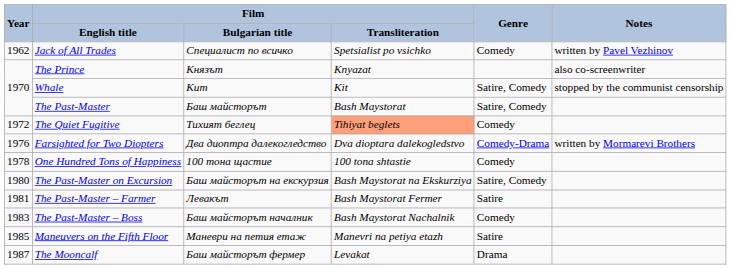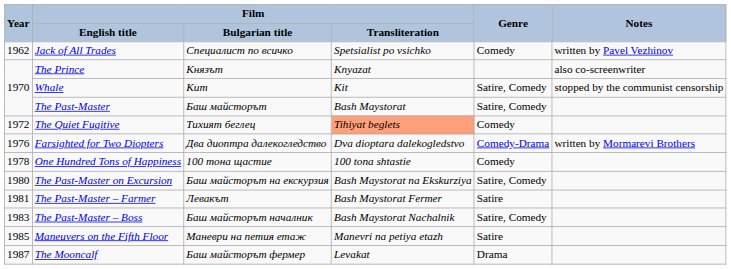(496, 217) Comedy -> (512, 217) Satire, Comedy
